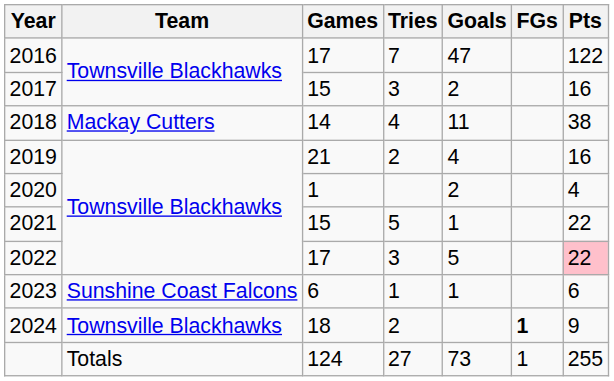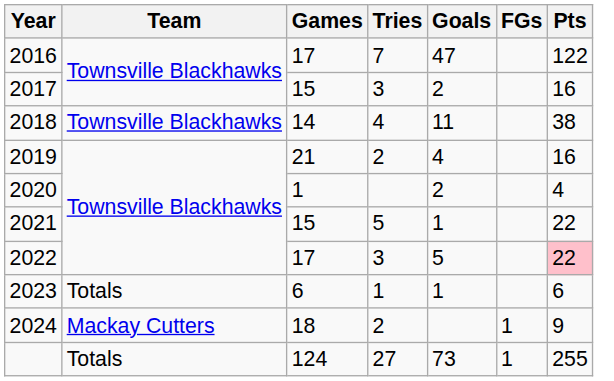(141, 122) Mackay Cutters -> (174, 122) Townsville Blackhawks
(182, 291) Sunshine Coast Falcons -> (95, 291) Totals
(174, 325) Townsville Blackhawks -> (141, 325) Mackay Cutters
(522, 325) bold -> (507, 325) normal
